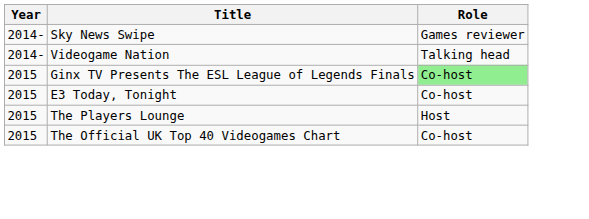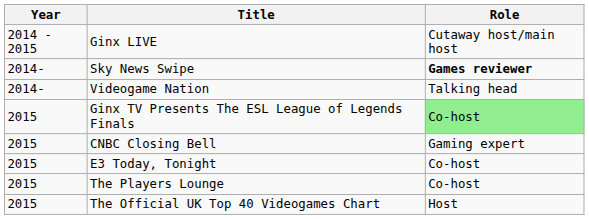+ row: (124, 42)
(473, 35) normal -> (480, 69) bold
+ row: (153, 144)
(436, 115) Host -> (454, 184) Co-host
(447, 135) Co-host -> (443, 204) Host
